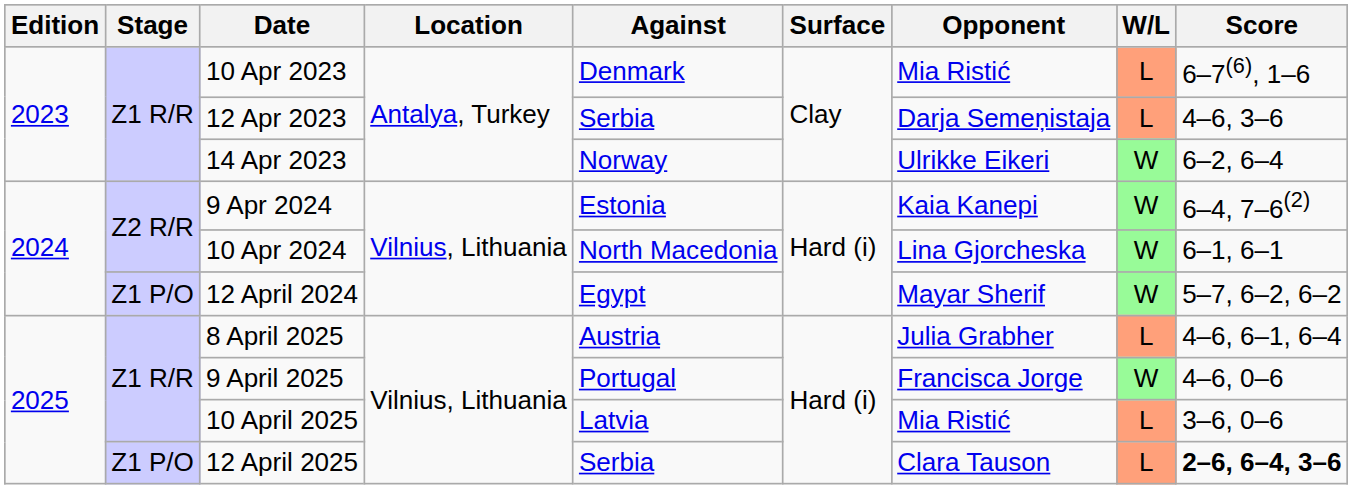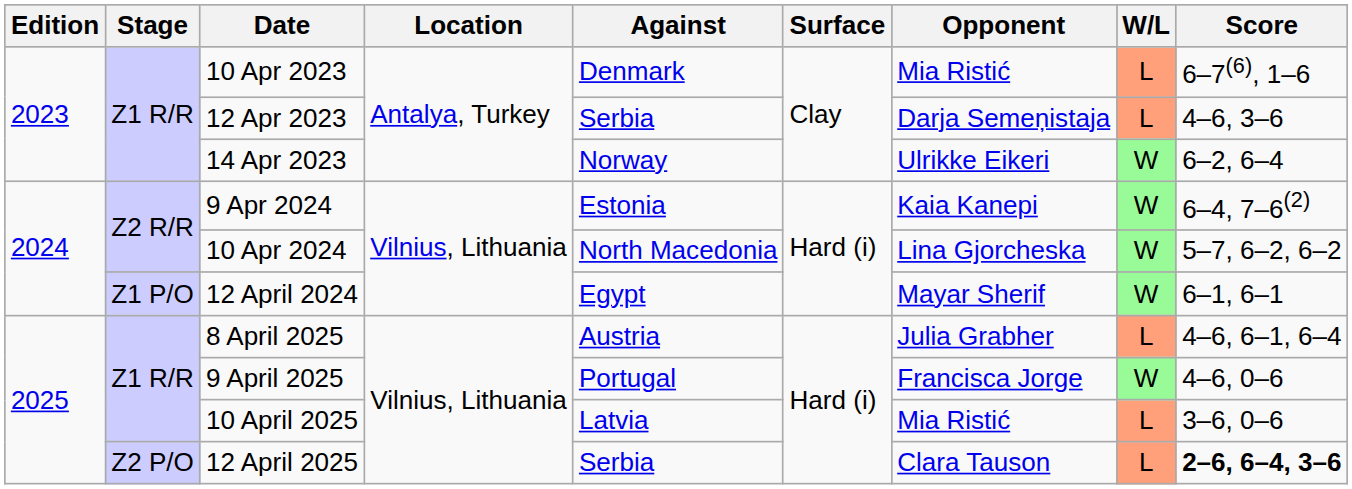(1233, 250) 6–1, 6–1 -> (1262, 250) 5–7, 6–2, 6–2
(1262, 293) 5–7, 6–2, 6–2 -> (1233, 293) 6–1, 6–1
(153, 462) Z1 P/O -> (153, 462) Z2 P/O
